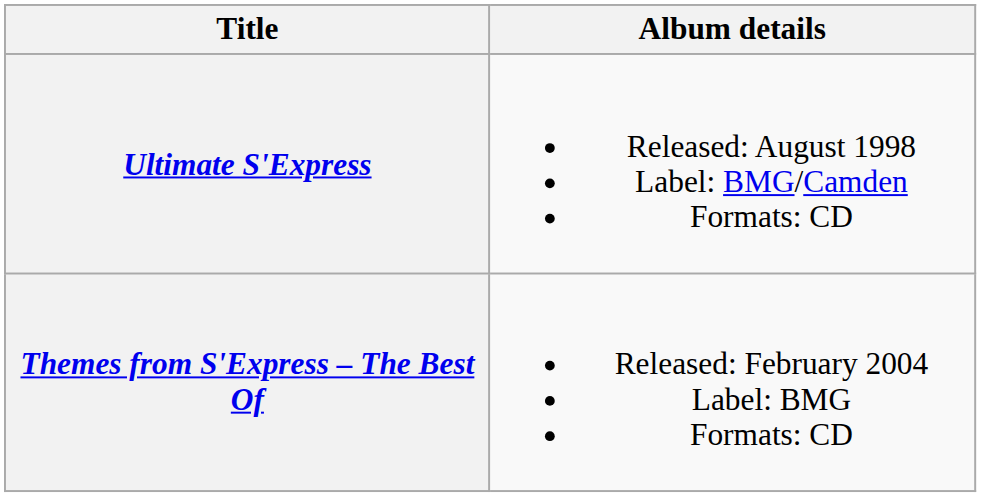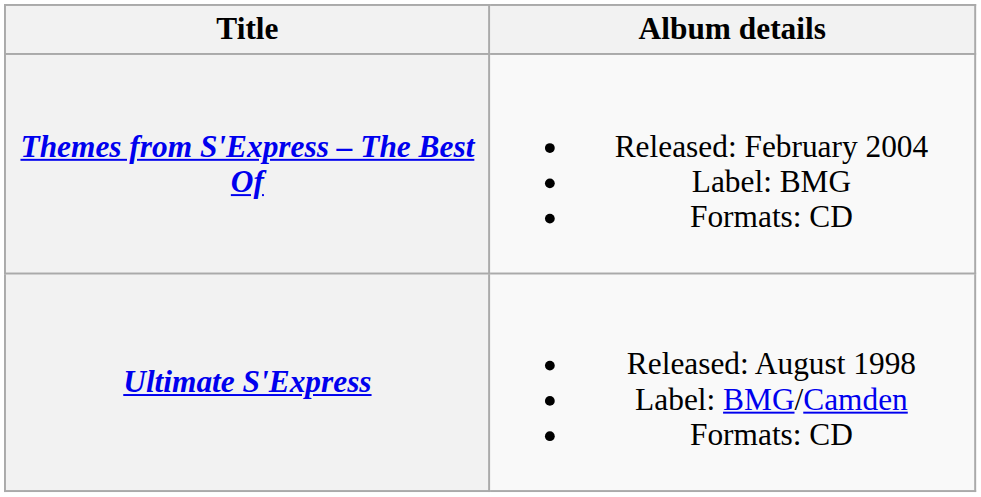rows swapped: (247, 163) <-> (247, 381)
